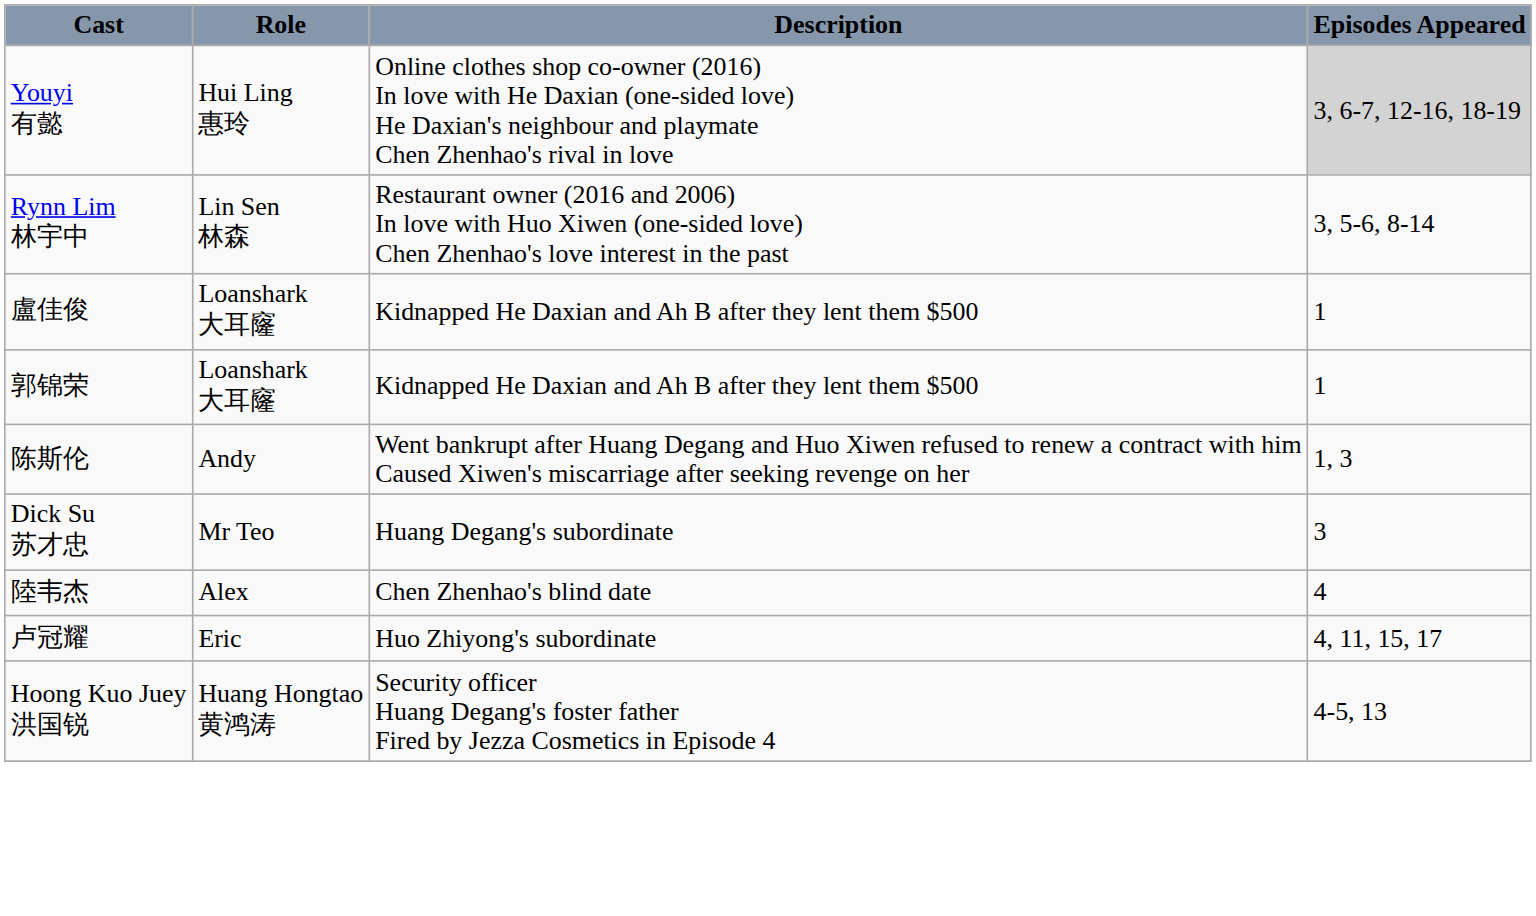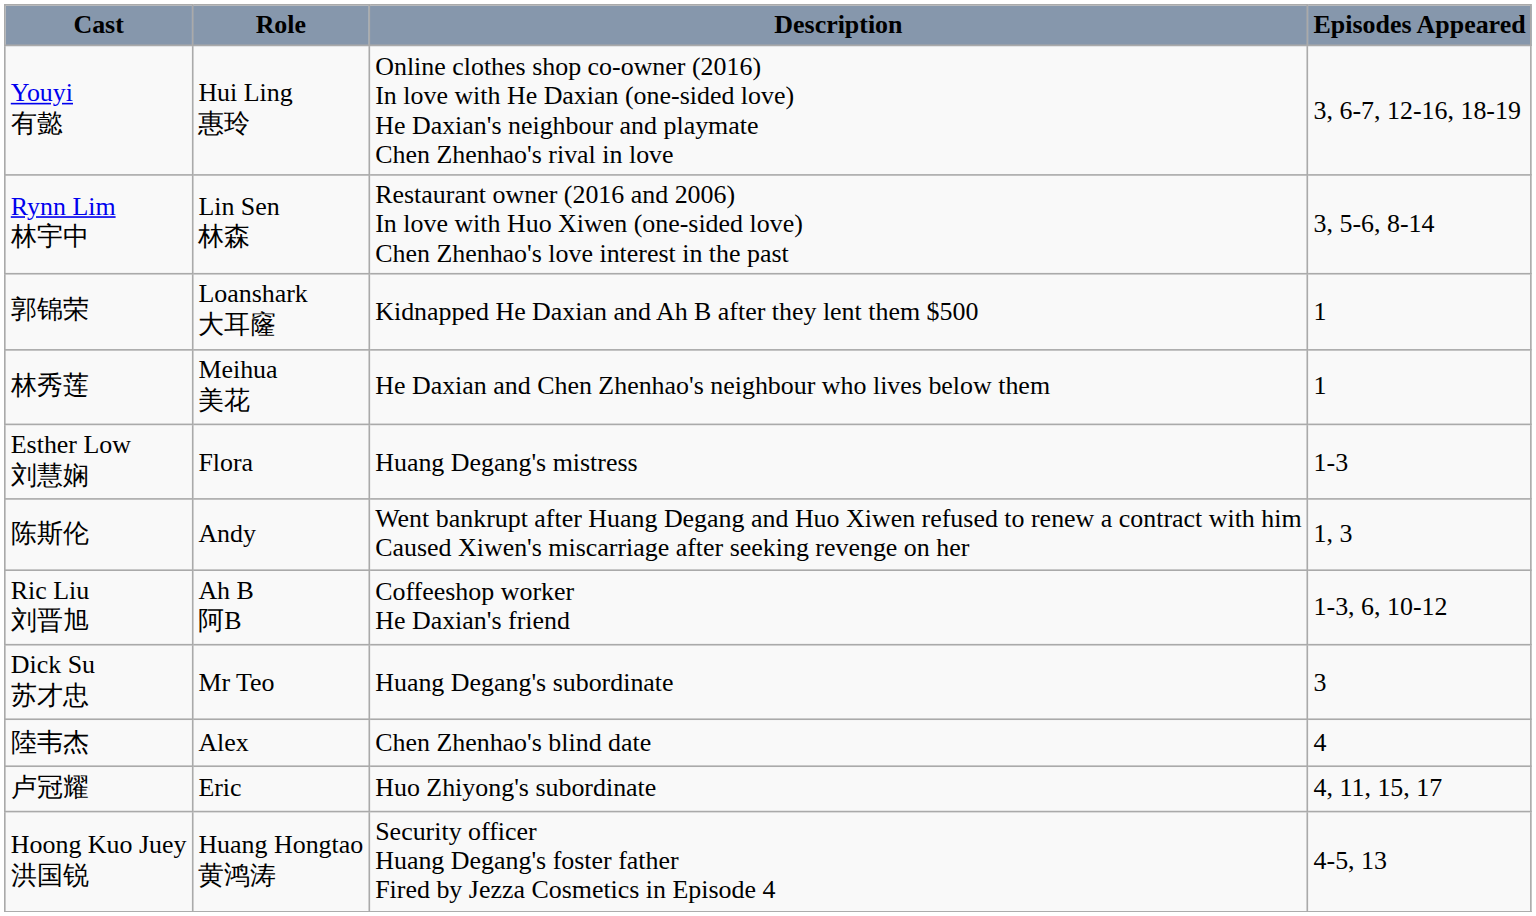(1417, 109) lightgrey background -> (1417, 109) no background
- row: (50, 310)
+ row: (50, 385)
+ row: (71, 459)
+ row: (50, 605)
